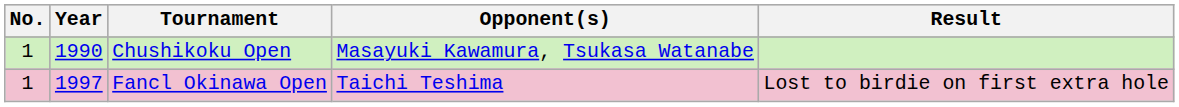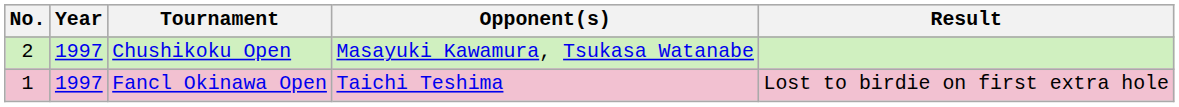(27, 53) 1 -> (27, 53) 2
(79, 53) 1990 -> (79, 53) 1997
